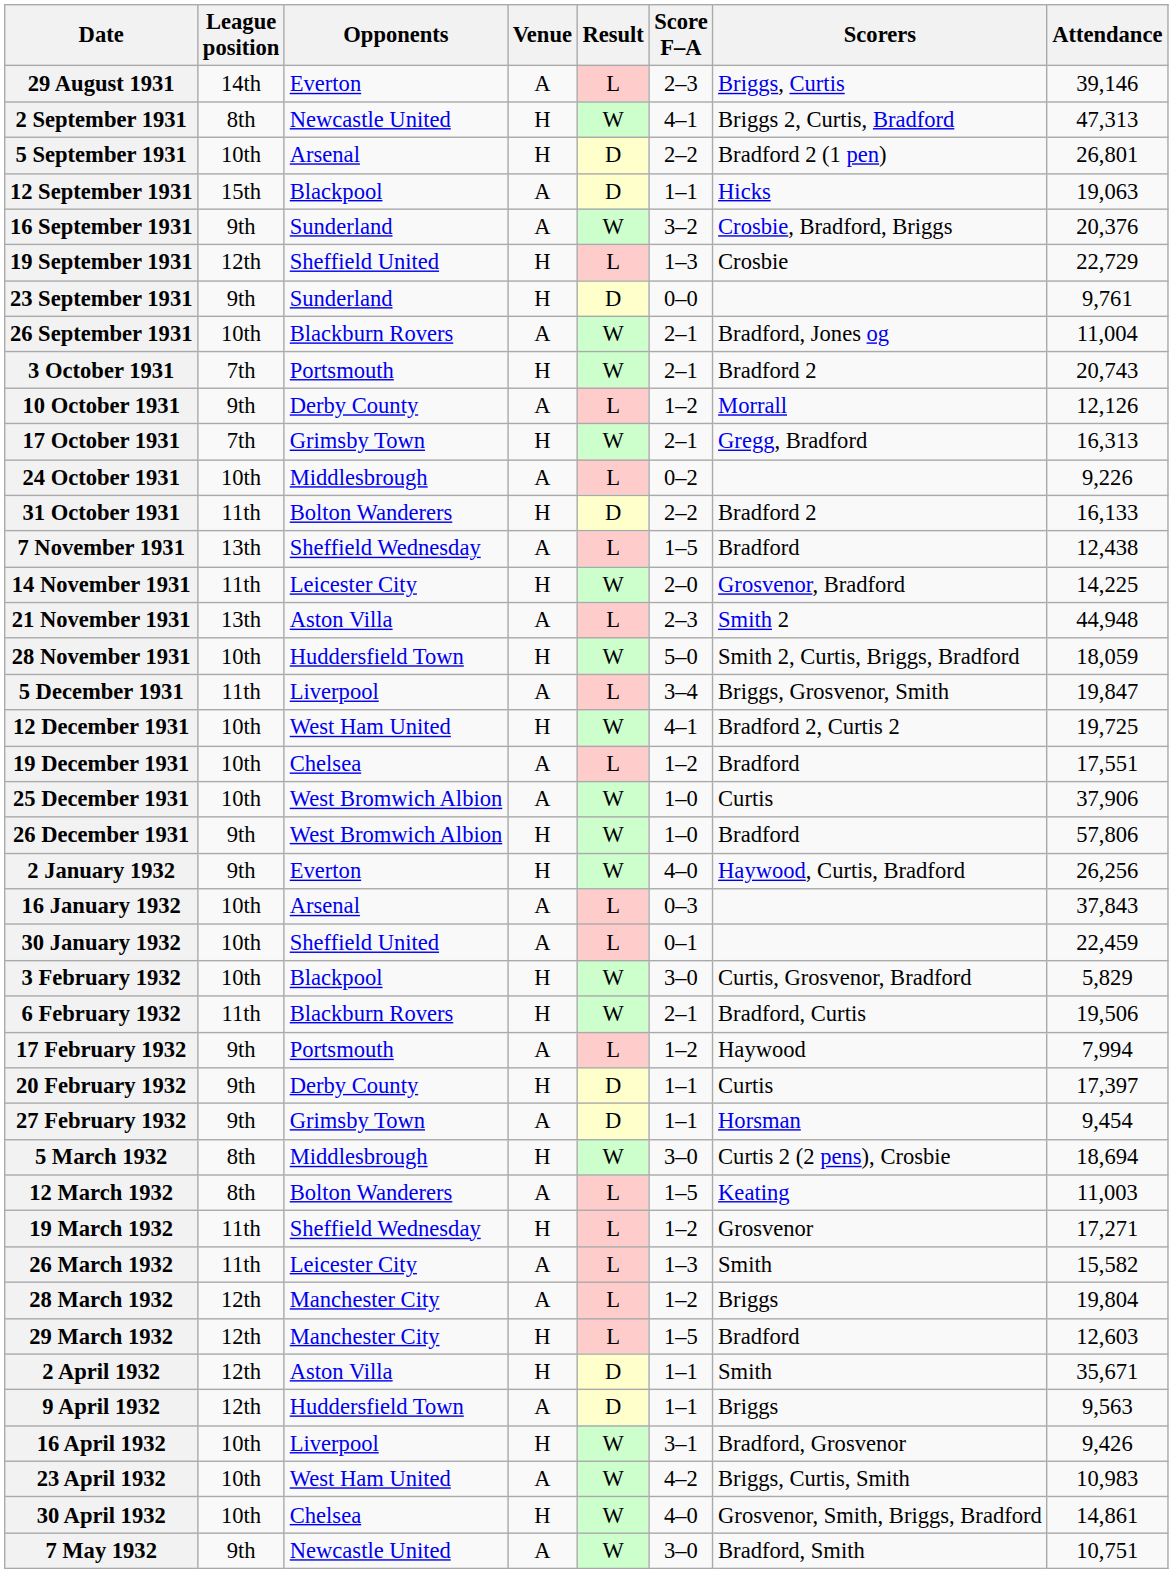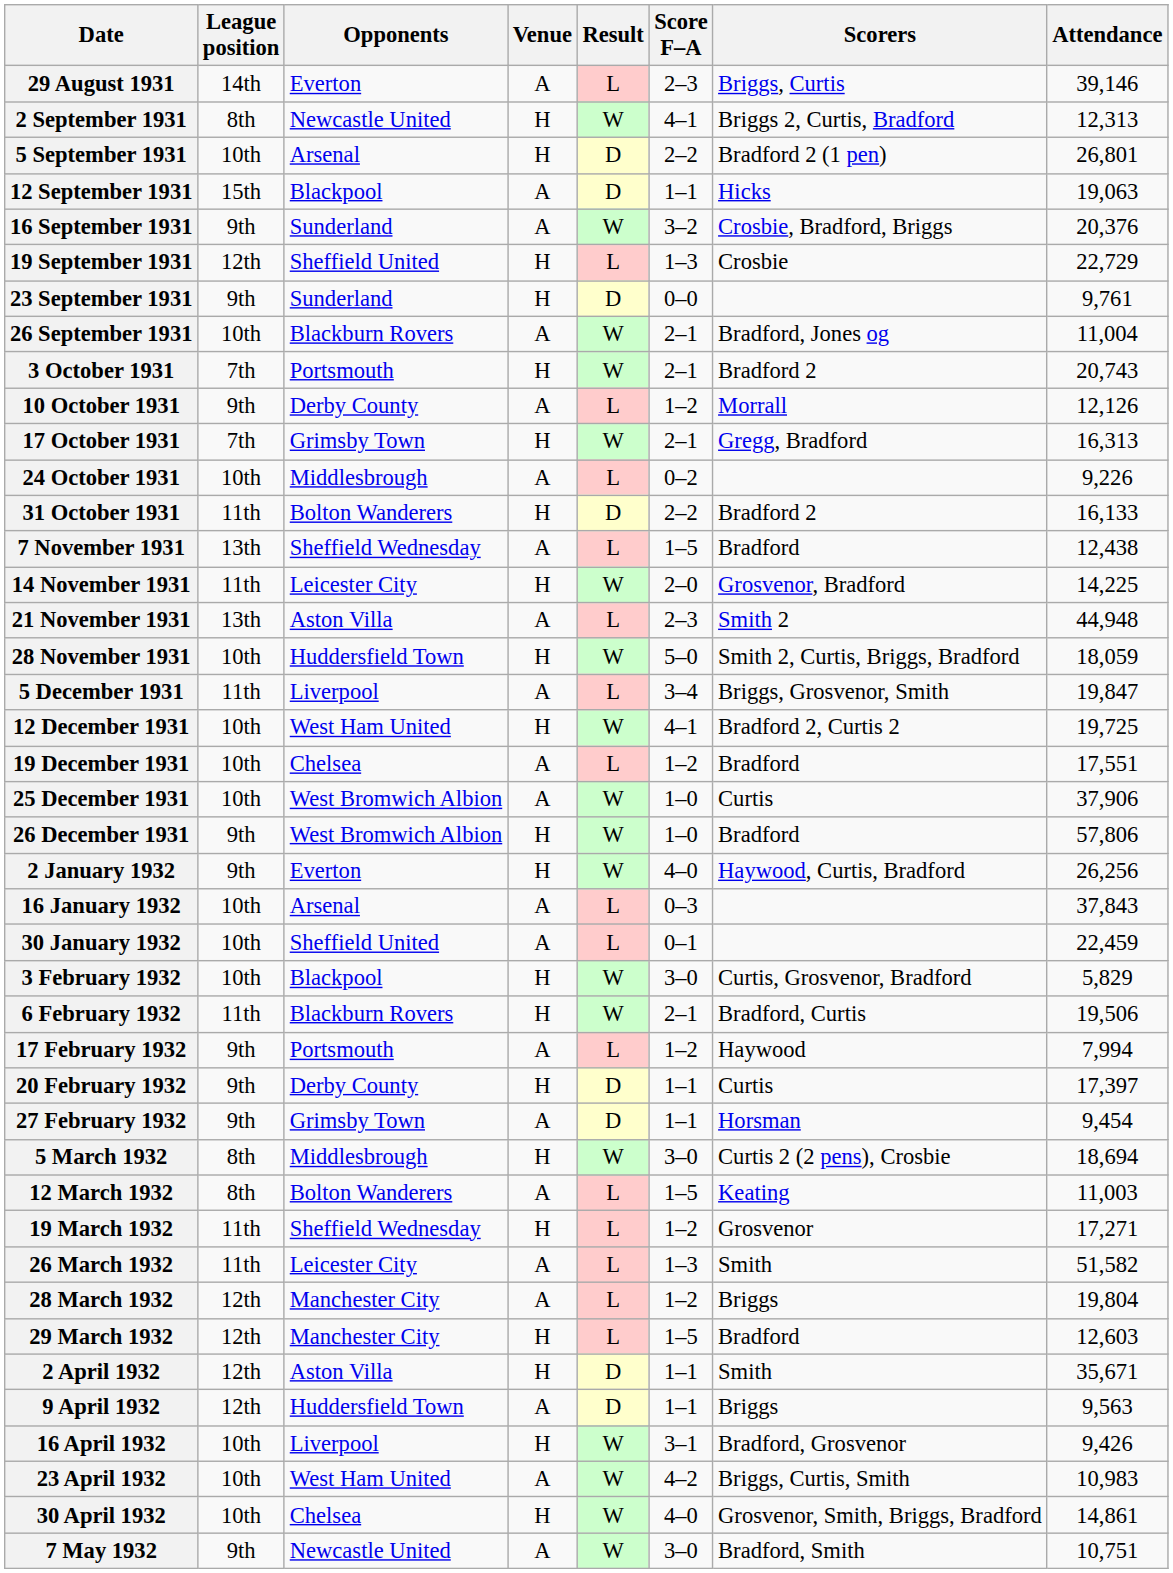(1107, 119) 47,313 -> (1107, 119) 12,313
(1107, 1264) 15,582 -> (1107, 1264) 51,582
